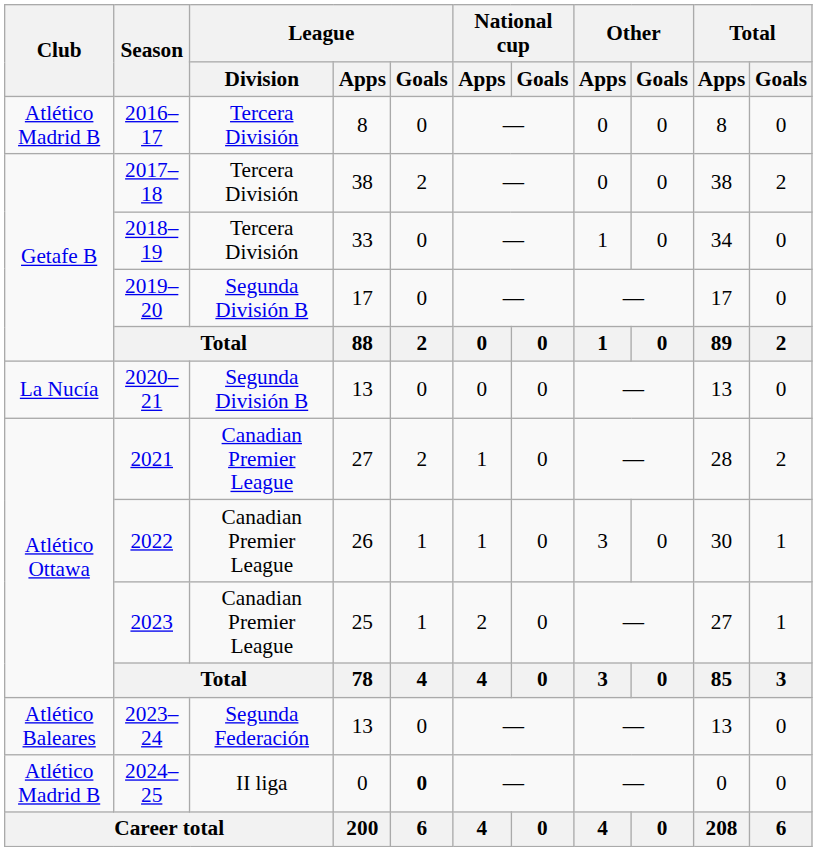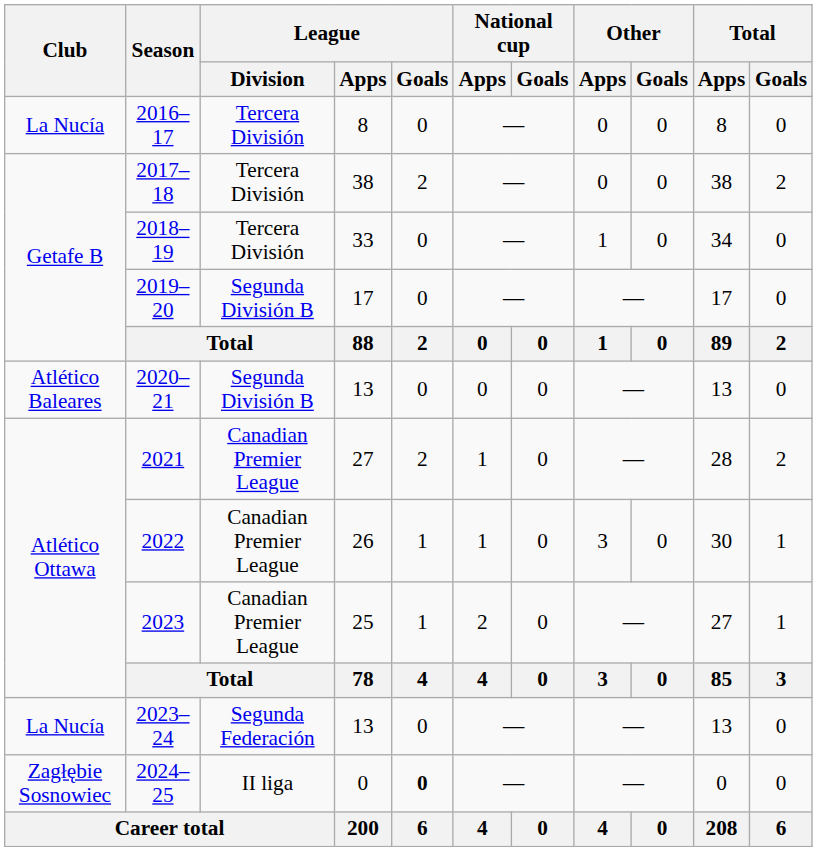(59, 124) Atlético Madrid B -> (65, 124) La Nucía
(59, 389) La Nucía -> (65, 389) Atlético Baleares
(59, 725) Atlético Baleares -> (65, 725) La Nucía
(59, 783) Atlético Madrid B -> (65, 783) Zagłębie Sosnowiec
